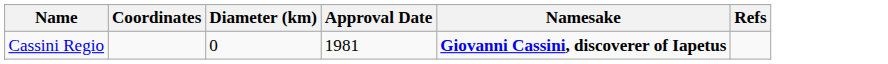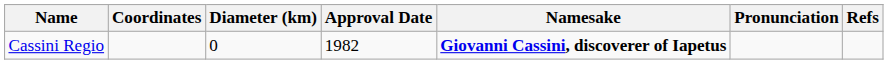+ column: (787, 18)
(342, 45) 1981 -> (342, 45) 1982
